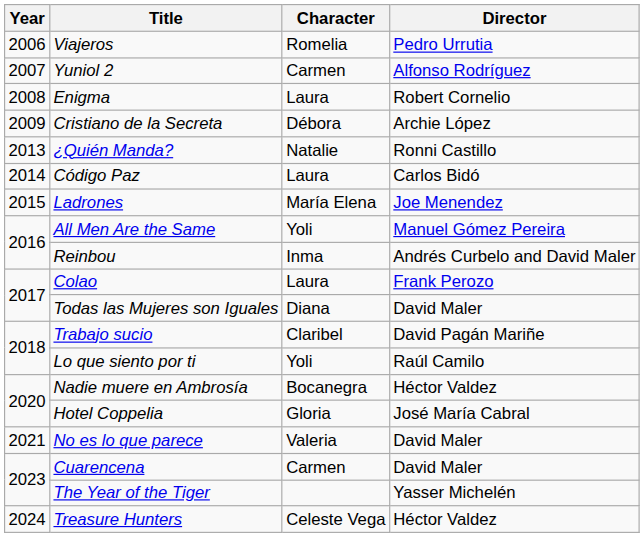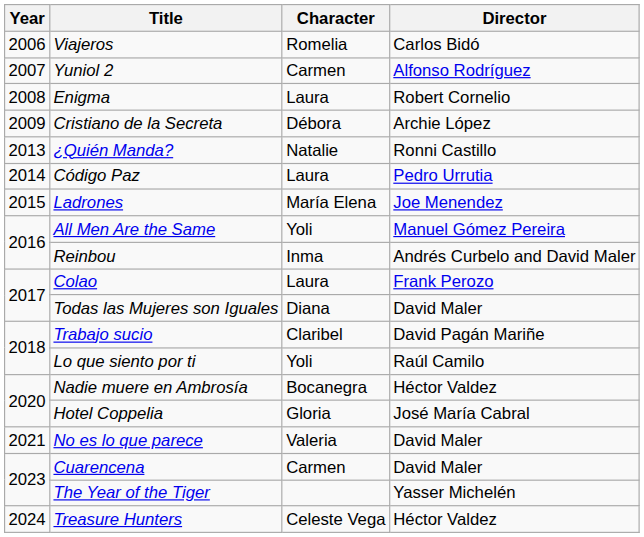(443, 45) Pedro Urrutia -> (436, 45) Carlos Bidó
(436, 177) Carlos Bidó -> (443, 177) Pedro Urrutia
